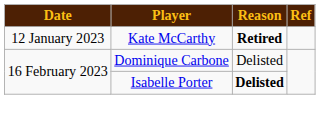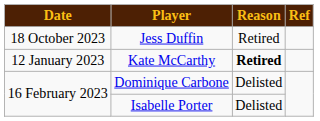+ row: (172, 37)
(260, 82) bold -> (259, 104) normal
